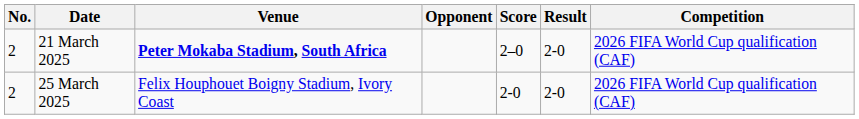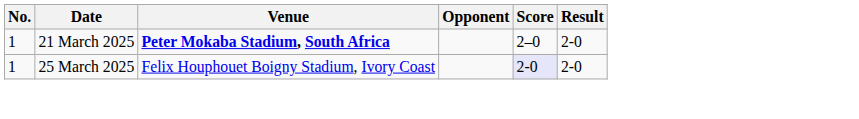- column: (722, 16)
(12, 50) 2 -> (12, 41) 1
(12, 93) 2 -> (12, 66) 1
(510, 93) no background -> (527, 66) lavender background
